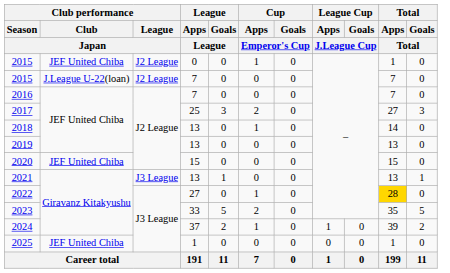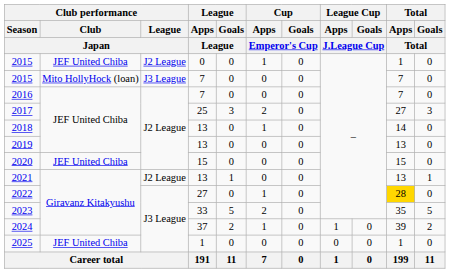(86, 78) J.League U-22(loan) -> (90, 78) Mito HollyHock (loan)
(157, 78) J2 League -> (165, 78) J3 League
(157, 177) J3 League -> (165, 177) J2 League
